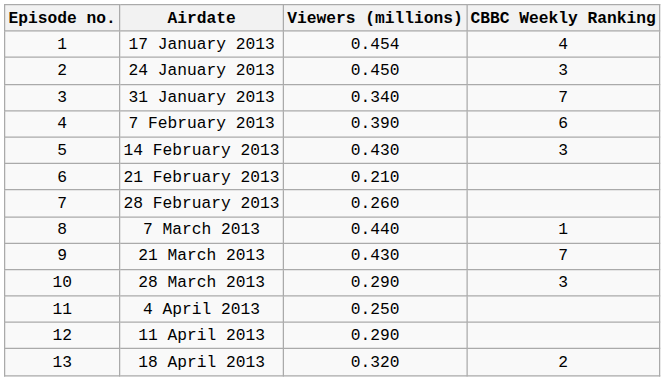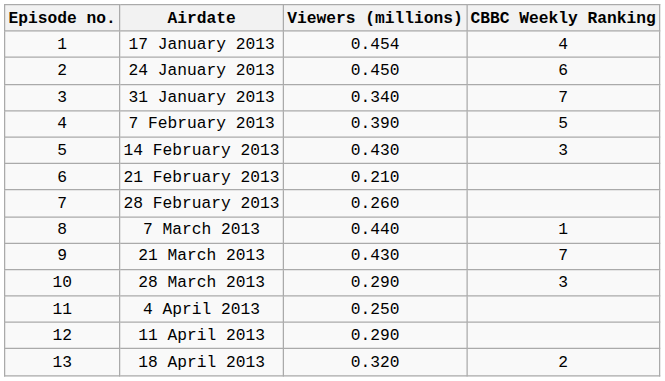(563, 71) 3 -> (563, 71) 6
(563, 124) 6 -> (563, 124) 5
